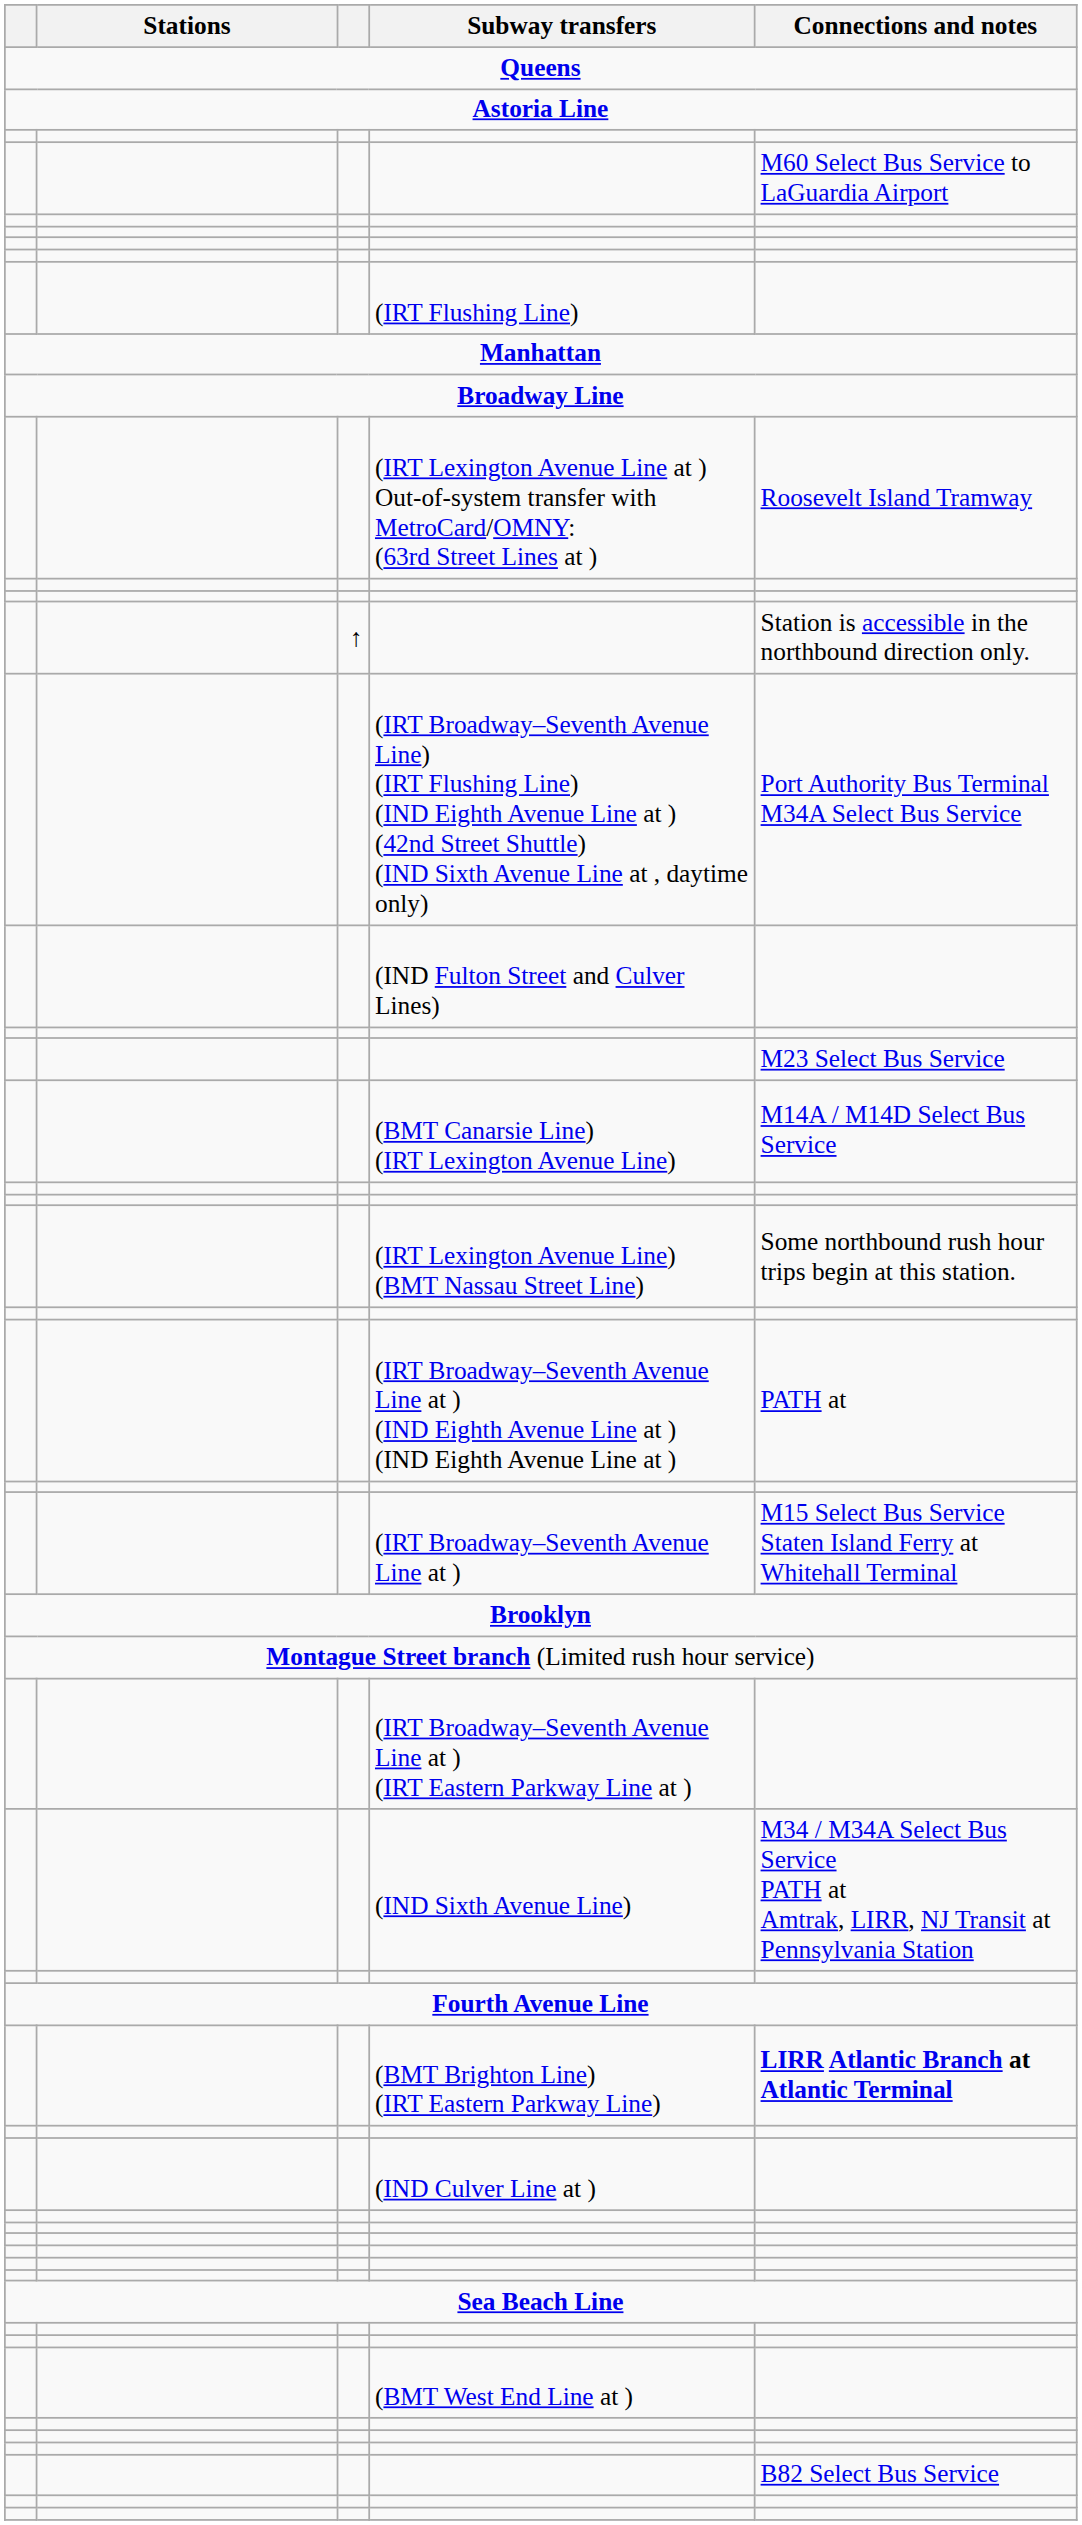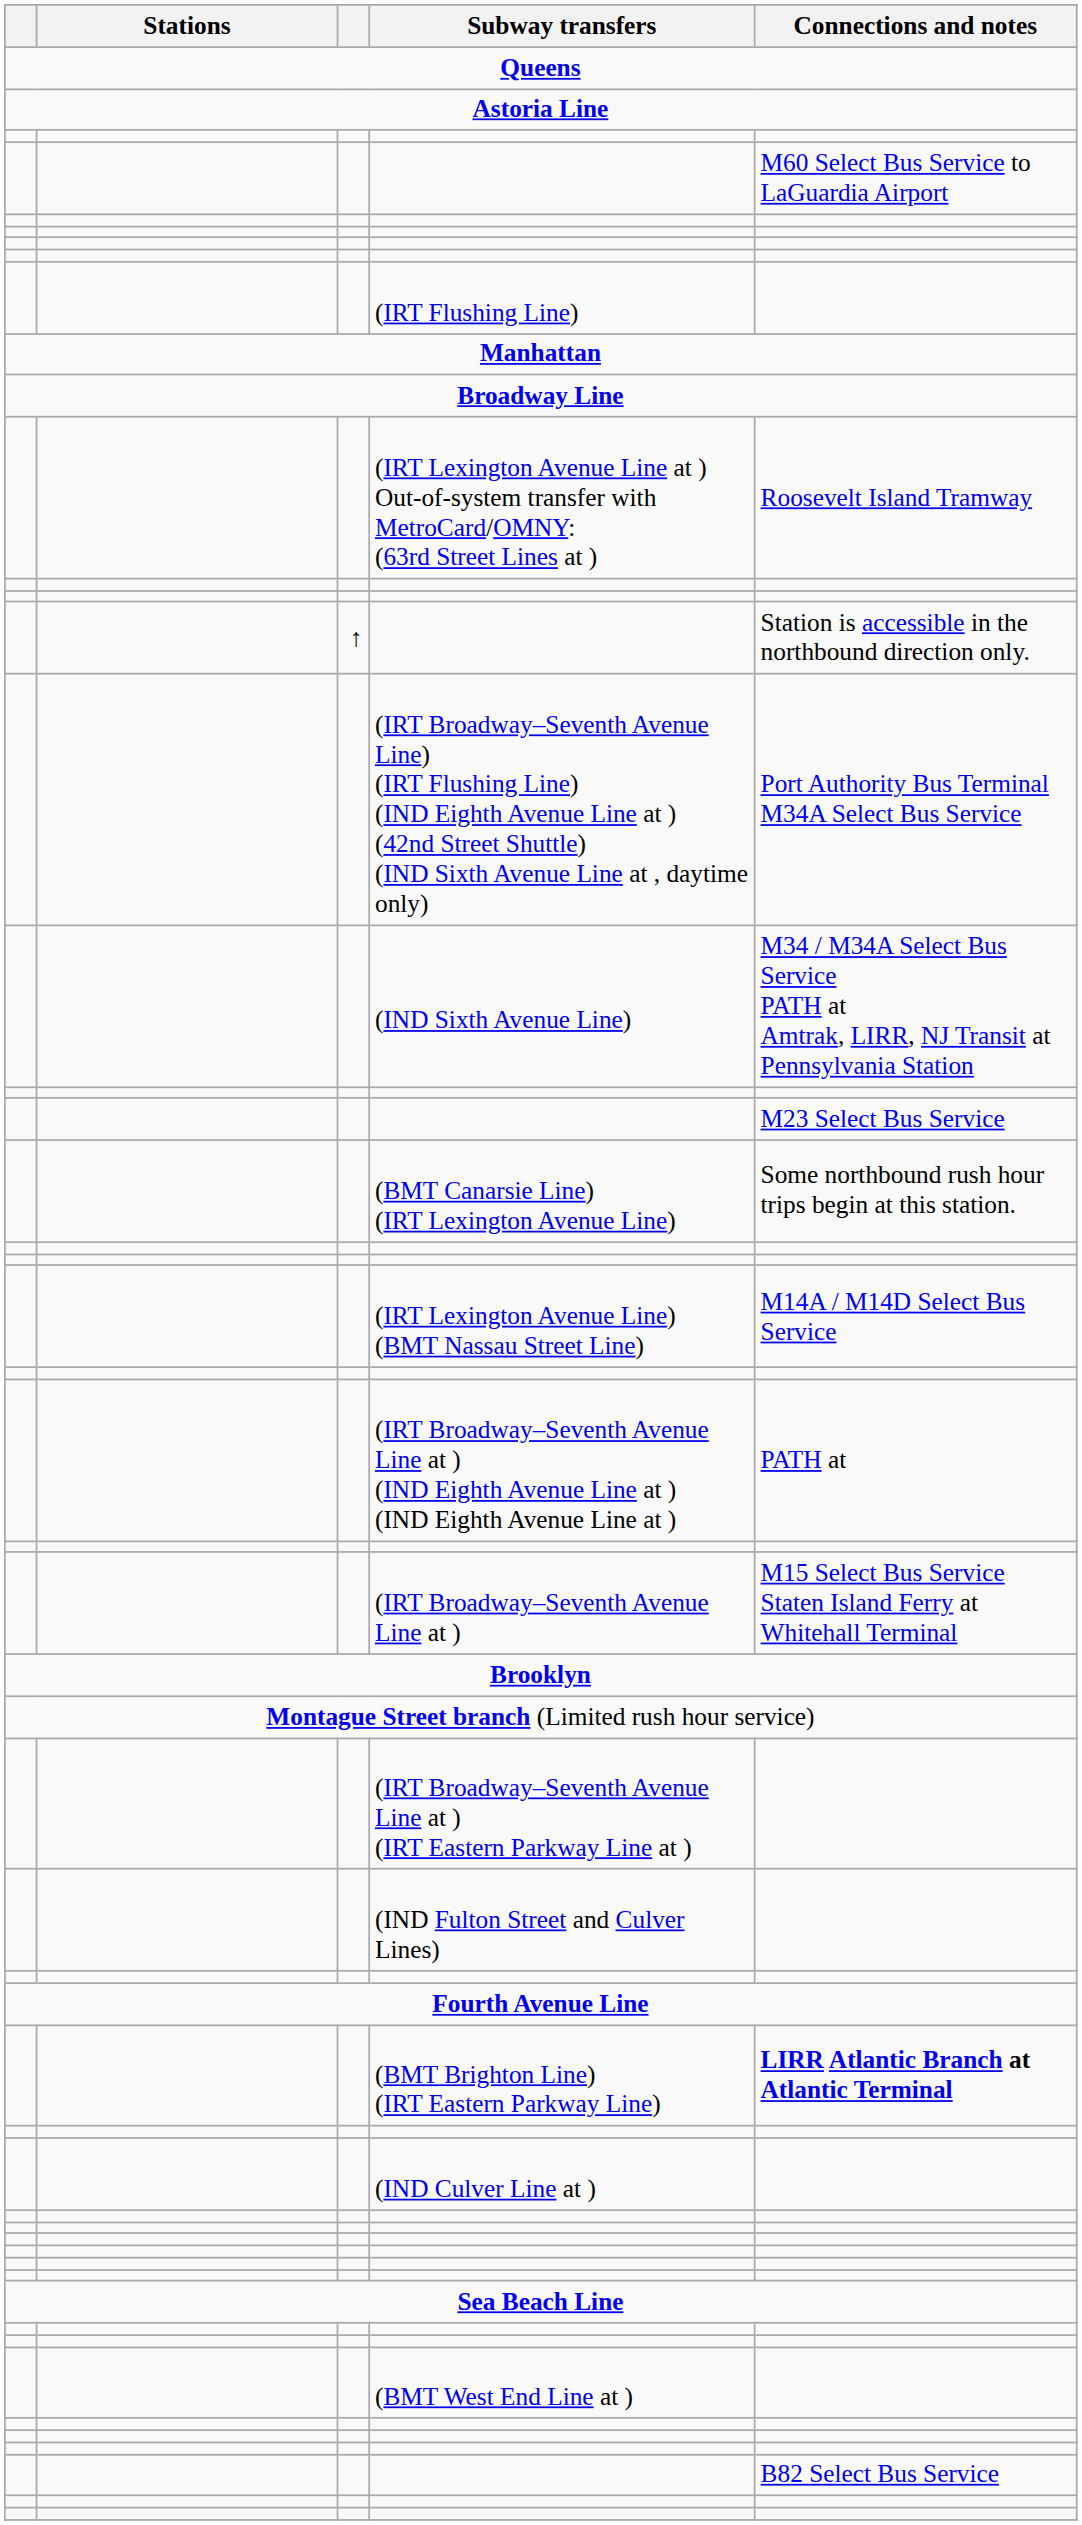rows swapped: (353, 1890) <-> (353, 976)
(893, 1131) M14A / M14D Select Bus Service -> (902, 1190) Some northbound rush hour trips begin at this station.
(902, 1256) Some northbound rush hour trips begin at this station. -> (893, 1316) M14A / M14D Select Bus Service
